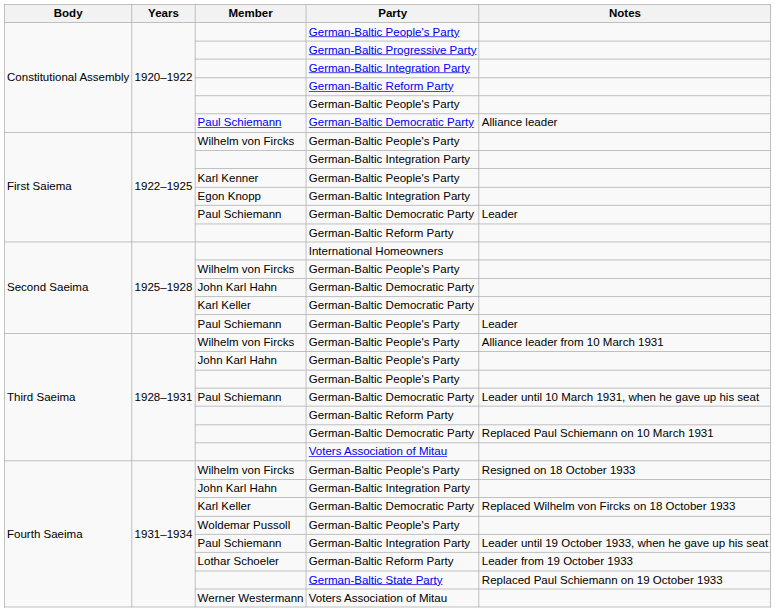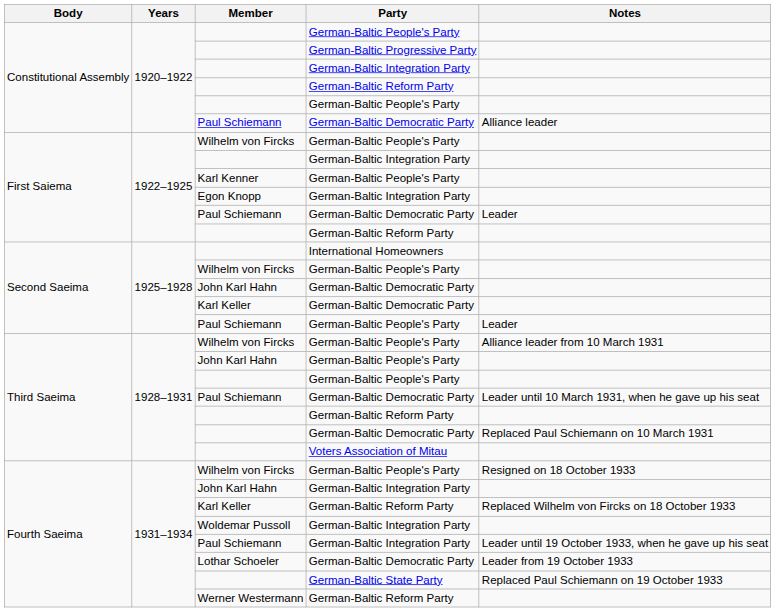(391, 506) German-Baltic Democratic Party -> (381, 506) German-Baltic Reform Party
(384, 525) German-Baltic People's Party -> (389, 525) German-Baltic Integration Party
(381, 561) German-Baltic Reform Party -> (391, 561) German-Baltic Democratic Party
(378, 598) Voters Association of Mitau -> (381, 598) German-Baltic Reform Party
